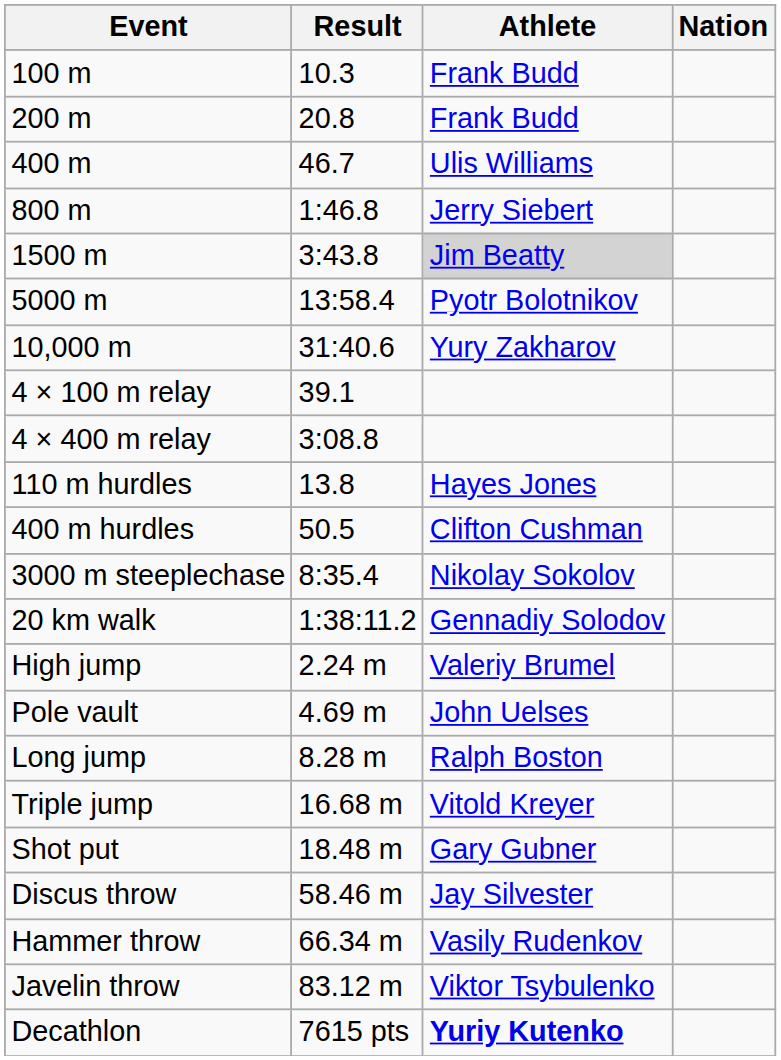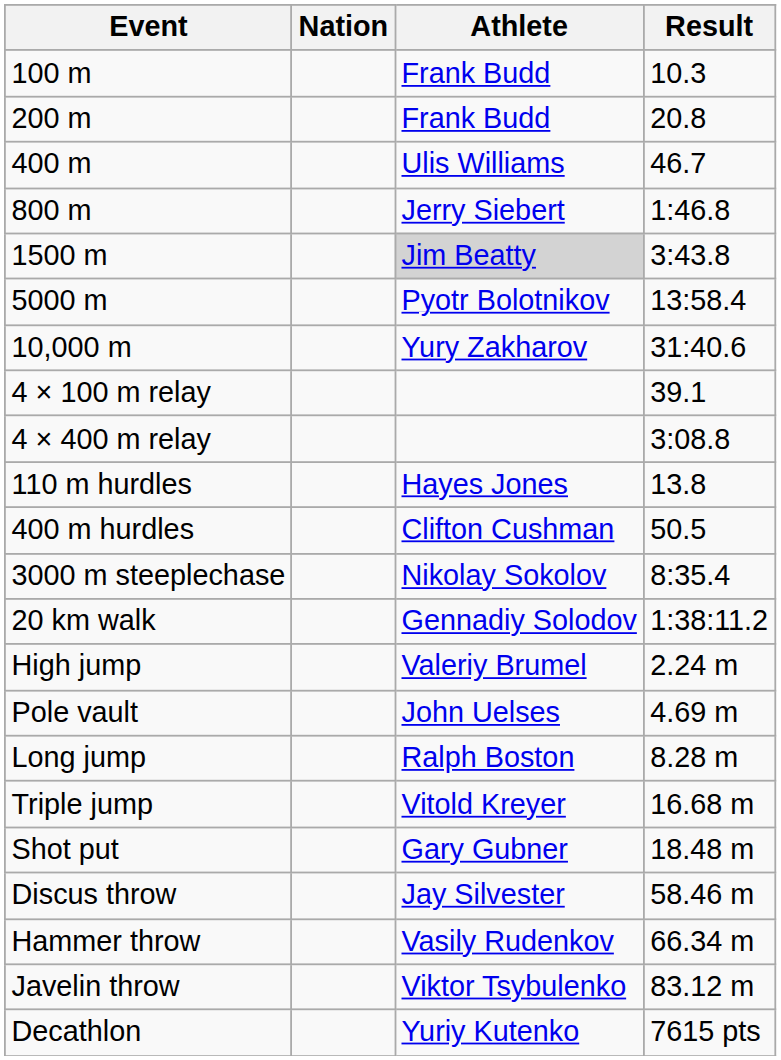columns swapped: (358, 27) <-> (723, 27)
(527, 1032) bold -> (490, 1032) normal
